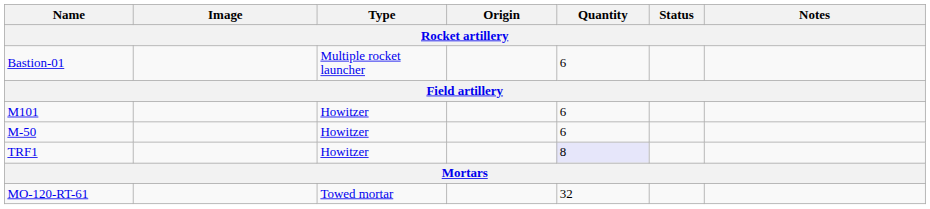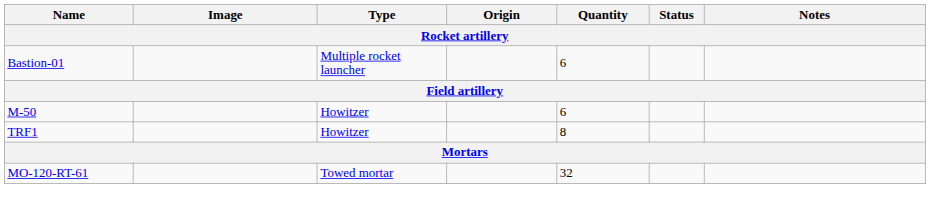- row: (23, 111)
(563, 152) lavender background -> (563, 132) no background
